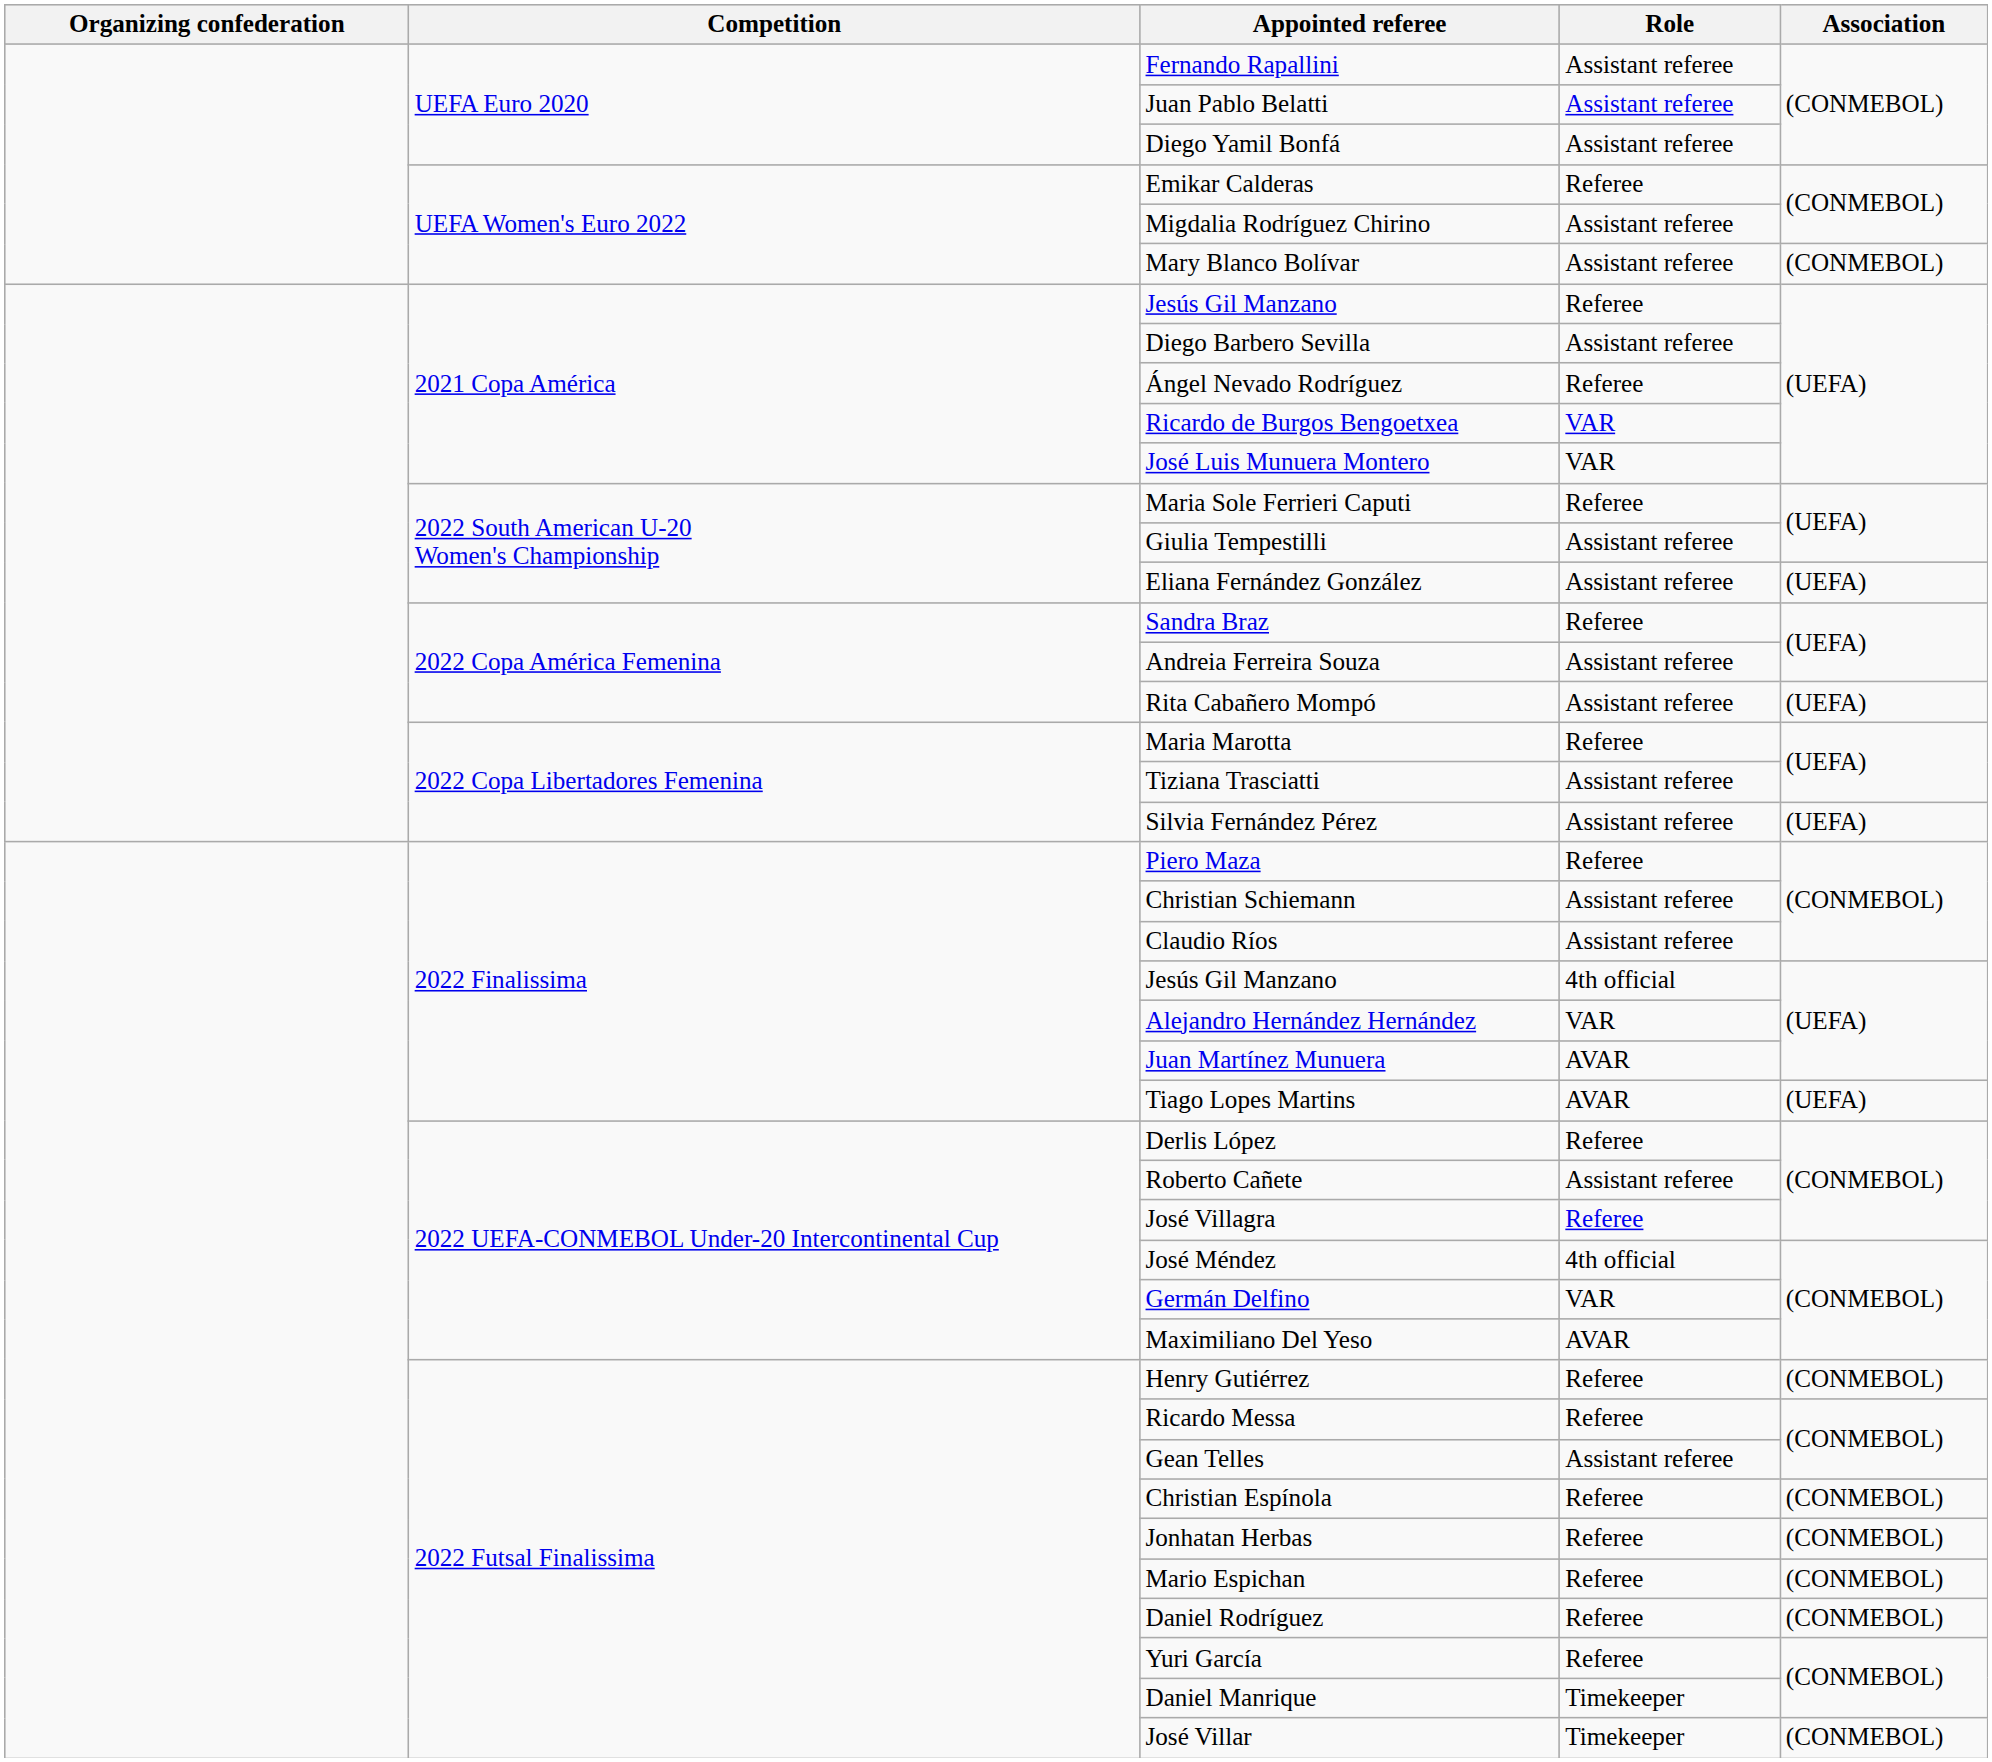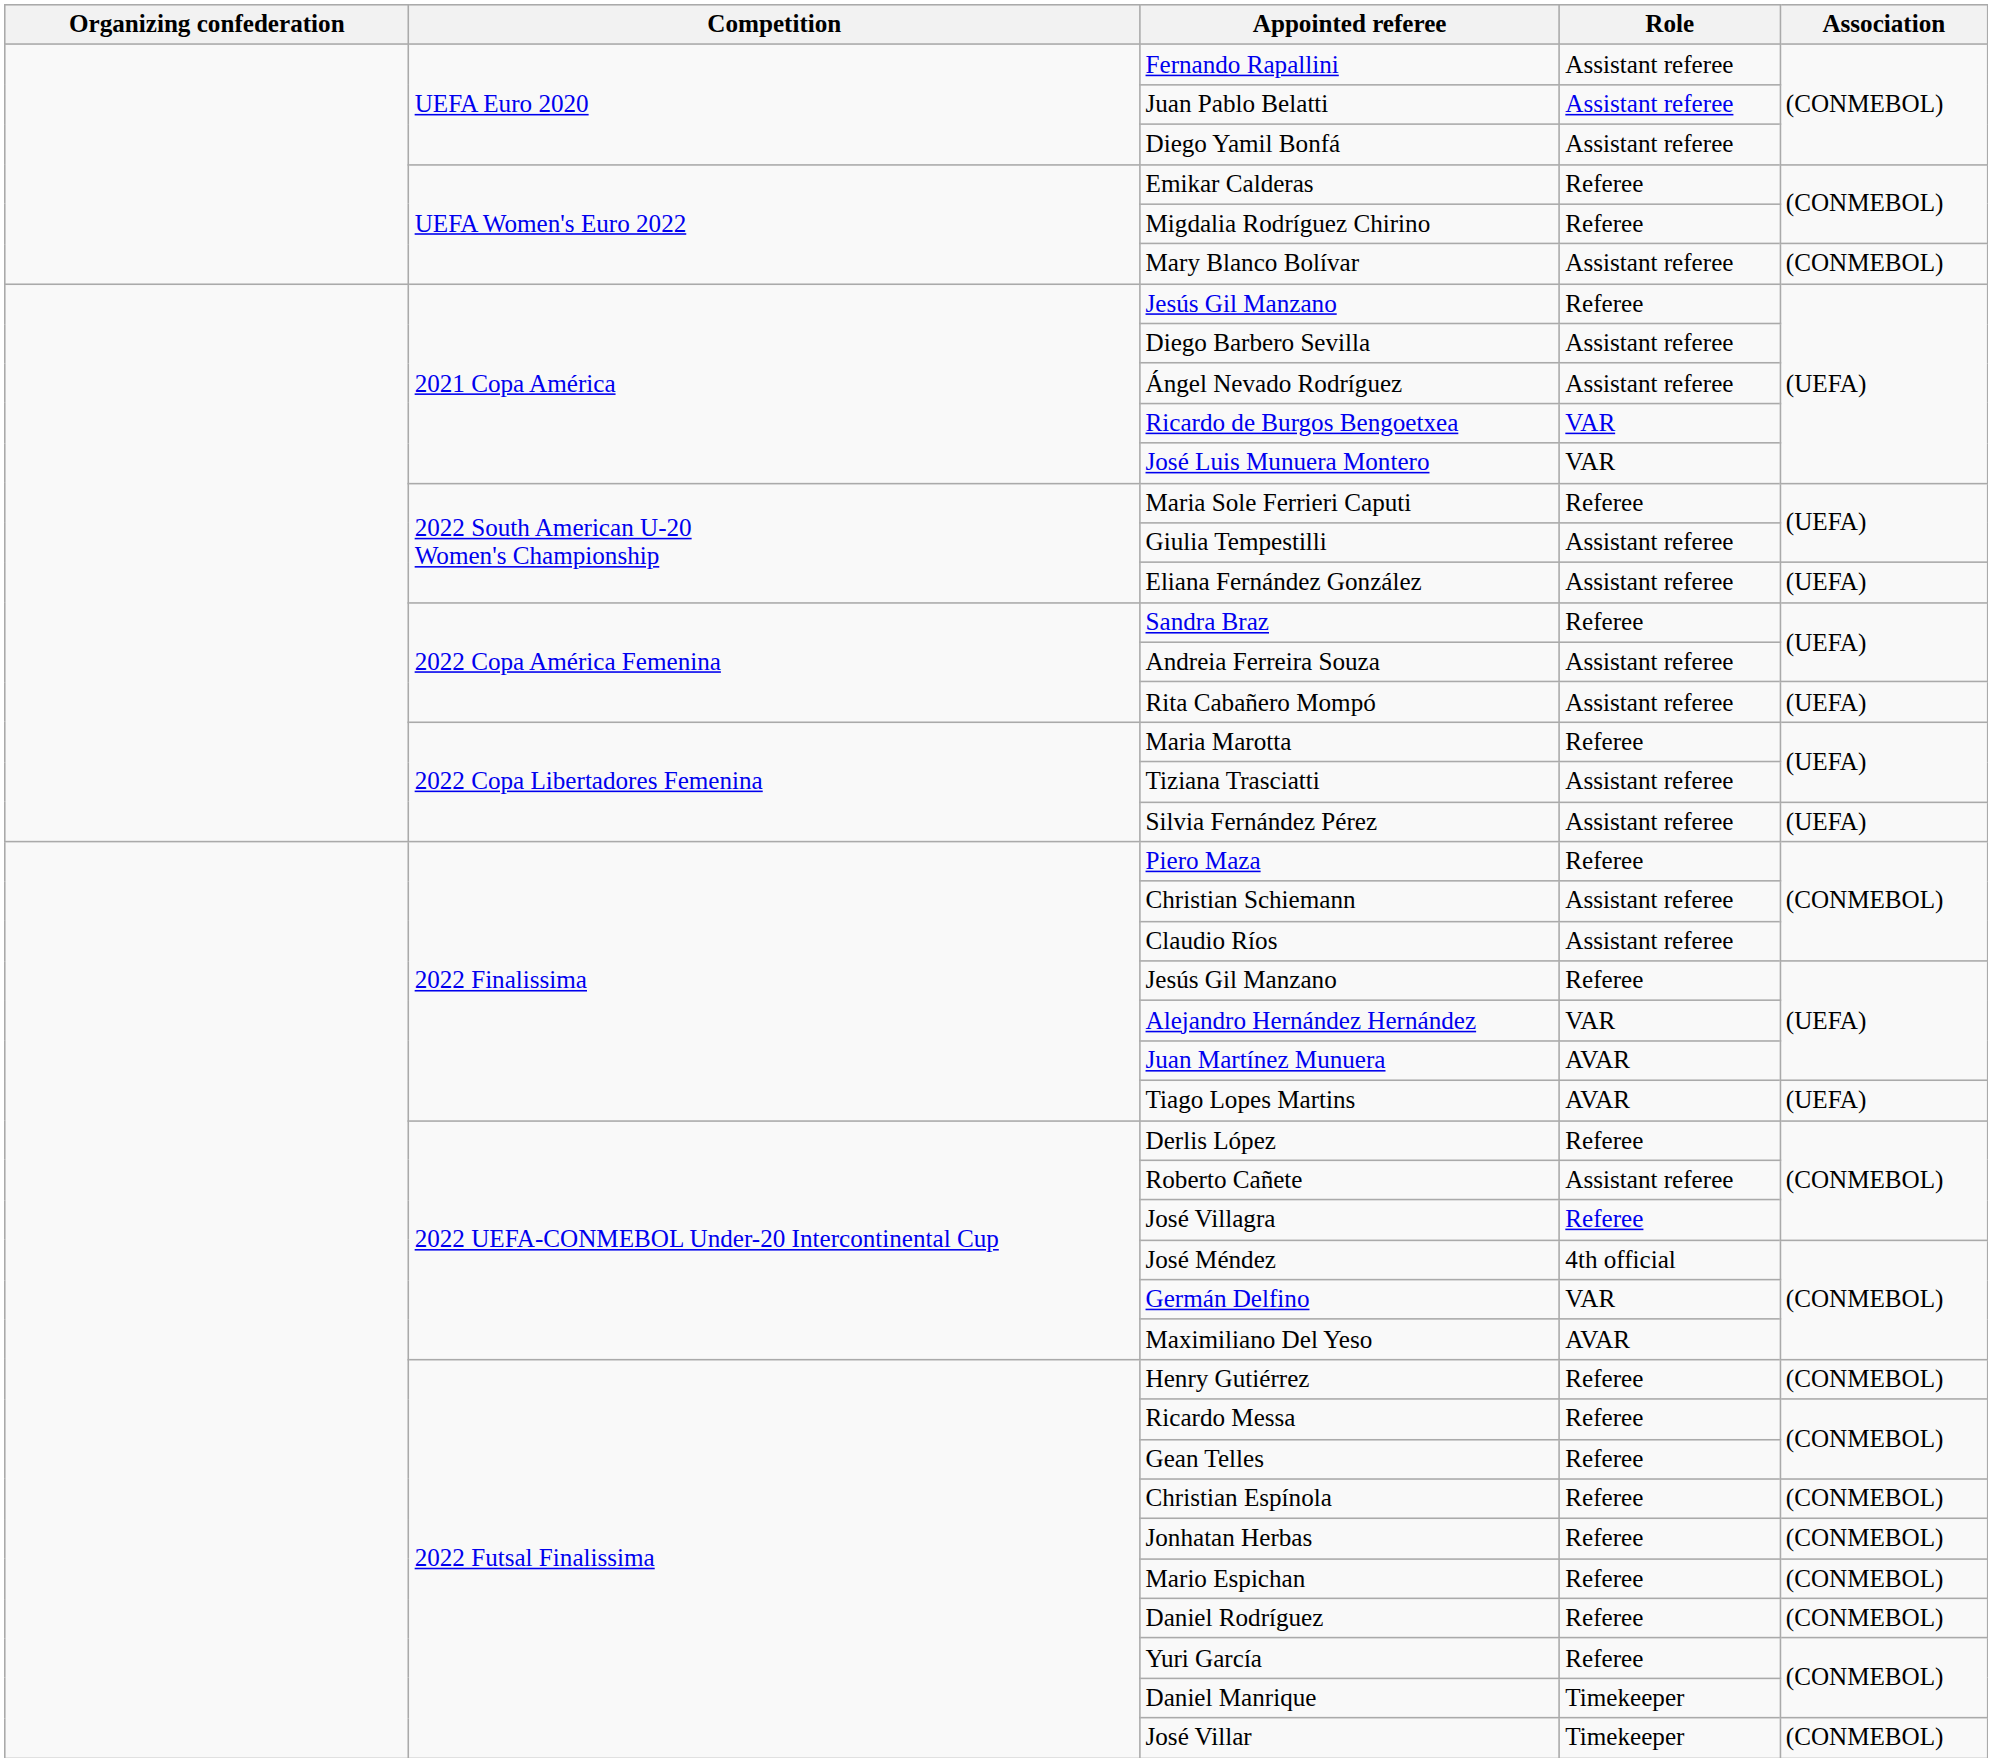(1649, 223) Assistant referee -> (1604, 223) Referee
(1604, 382) Referee -> (1649, 382) Assistant referee
(1621, 980) 4th official -> (1604, 980) Referee
(1649, 1458) Assistant referee -> (1604, 1458) Referee
